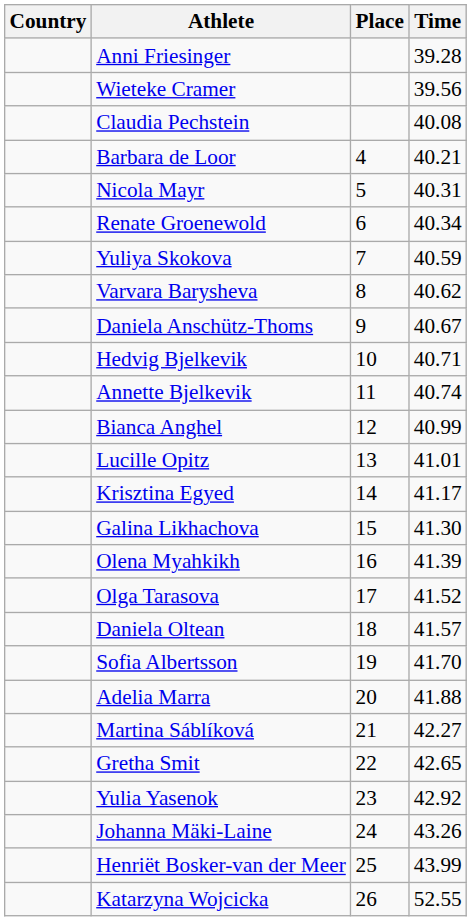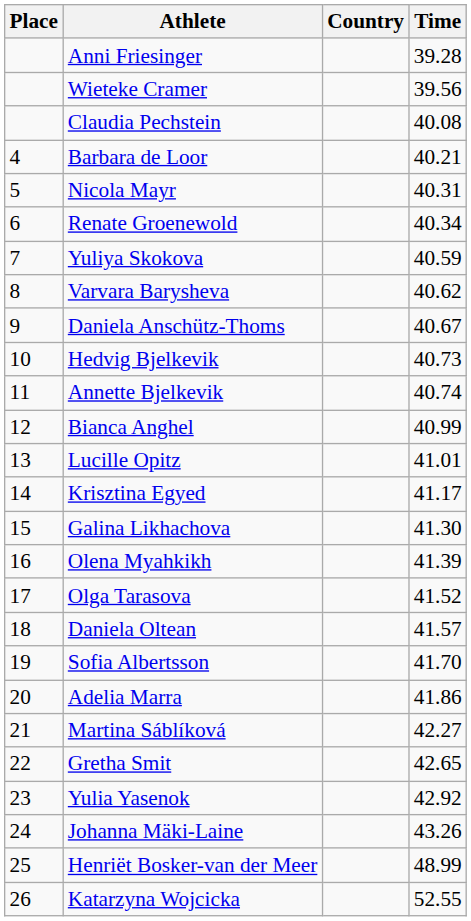columns swapped: (380, 21) <-> (48, 21)
(438, 358) 40.71 -> (438, 358) 40.73
(438, 696) 41.88 -> (438, 696) 41.86
(438, 865) 43.99 -> (438, 865) 48.99
